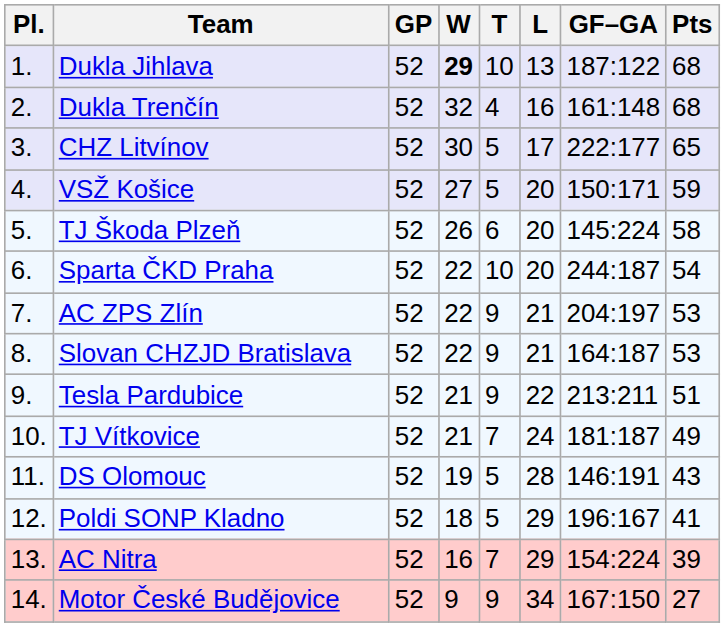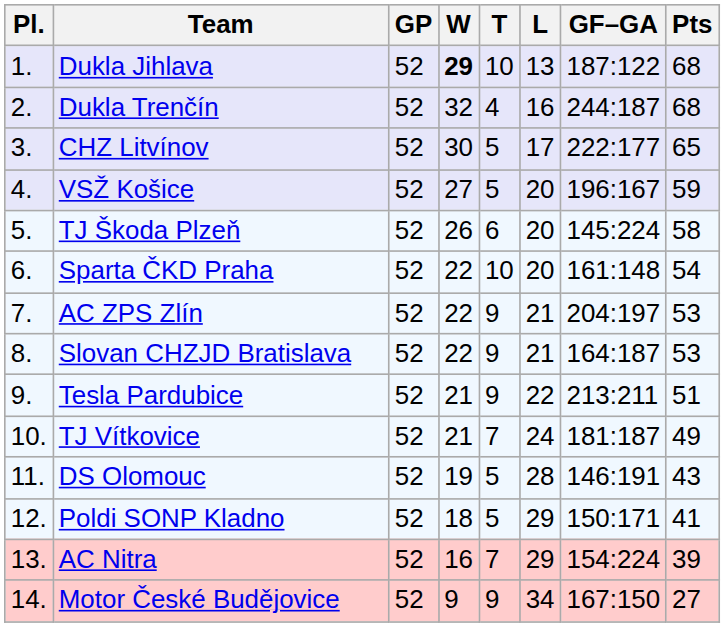(613, 107) 161:148 -> (613, 107) 244:187
(613, 189) 150:171 -> (613, 189) 196:167
(613, 271) 244:187 -> (613, 271) 161:148
(613, 518) 196:167 -> (613, 518) 150:171
